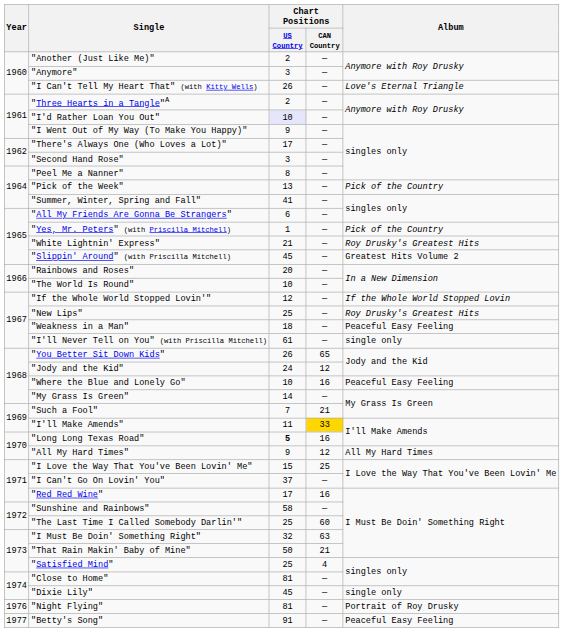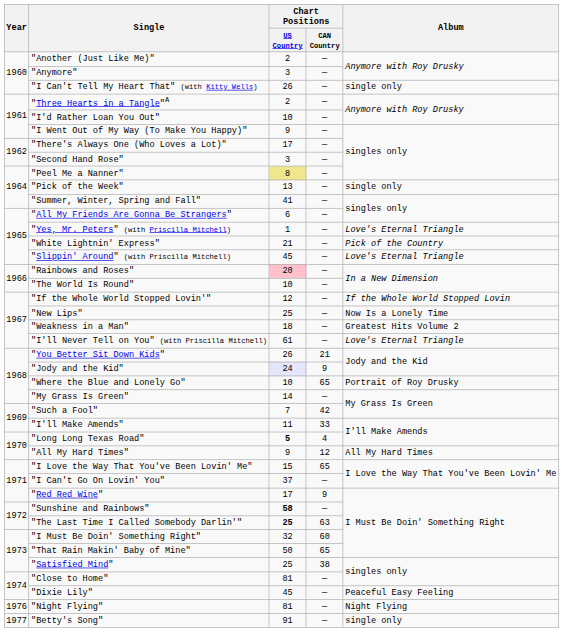(404, 87) Love's Eternal Triangle -> (374, 87) single only
(288, 117) lavender background -> (288, 117) no background
(288, 173) no background -> (288, 173) khaki background
(394, 187) Pick of the Country -> (374, 187) single only
(394, 229) Pick of the Country -> (404, 229) Love's Eternal Triangle
(412, 243) Roy Drusky's Greatest Hits -> (394, 243) Pick of the Country
(402, 257) Greatest Hits Volume 2 -> (404, 257) Love's Eternal Triangle
(288, 271) no background -> (288, 271) pink background
(412, 313) Roy Drusky's Greatest Hits -> (397, 313) Now Is a Lonely Time
(399, 327) Peaceful Easy Feeling -> (402, 327) Greatest Hits Volume 2
(374, 341) single only -> (404, 341) Love's Eternal Triangle
(325, 355) 65 -> (325, 355) 21
(288, 369) no background -> (288, 369) lavender background
(325, 369) 12 -> (325, 369) 9
(325, 383) 16 -> (325, 383) 65
(399, 383) Peaceful Easy Feeling -> (402, 383) Portrait of Roy Drusky
(325, 411) 21 -> (325, 411) 42
(325, 425) gold background -> (325, 425) no background
(325, 439) 16 -> (325, 439) 4
(325, 467) 25 -> (325, 467) 65
(325, 495) 16 -> (325, 495) 9
(288, 509) normal -> (288, 509) bold
(288, 523) normal -> (288, 523) bold
(325, 523) 60 -> (325, 523) 63
(325, 537) 63 -> (325, 537) 60
(325, 551) 21 -> (325, 551) 65
(325, 565) 4 -> (325, 565) 38
(374, 593) single only -> (399, 593) Peaceful Easy Feeling
(402, 607) Portrait of Roy Drusky -> (376, 607) Night Flying
(399, 621) Peaceful Easy Feeling -> (374, 621) single only
